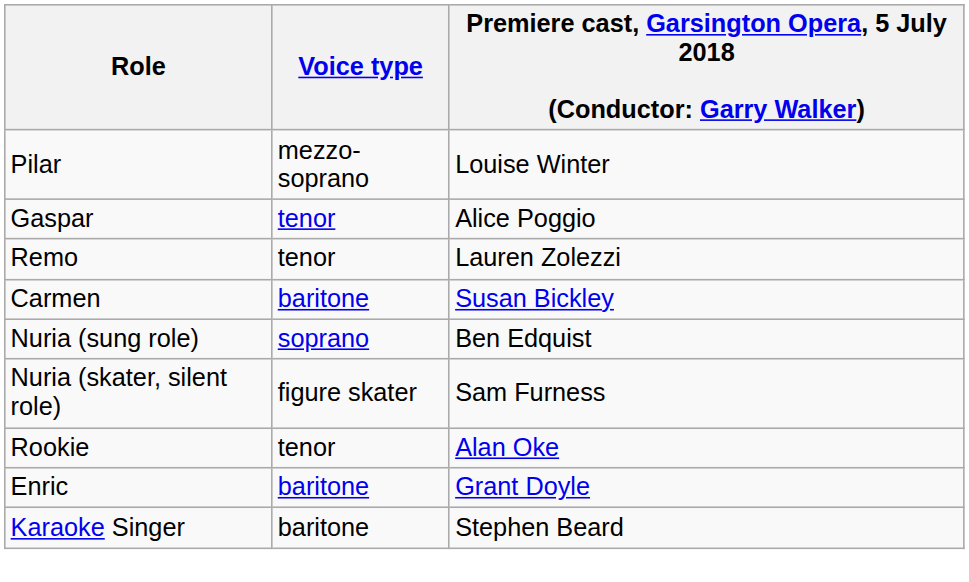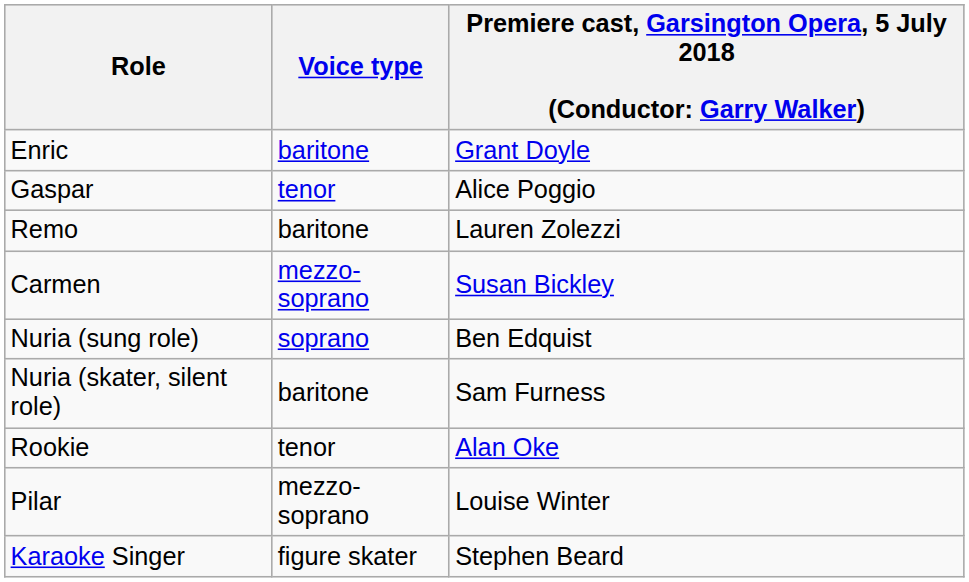rows swapped: (39, 487) <-> (36, 164)
(307, 258) tenor -> (323, 230) baritone
(323, 298) baritone -> (323, 284) mezzo-soprano
(347, 393) figure skater -> (323, 393) baritone
(323, 527) baritone -> (347, 556) figure skater
